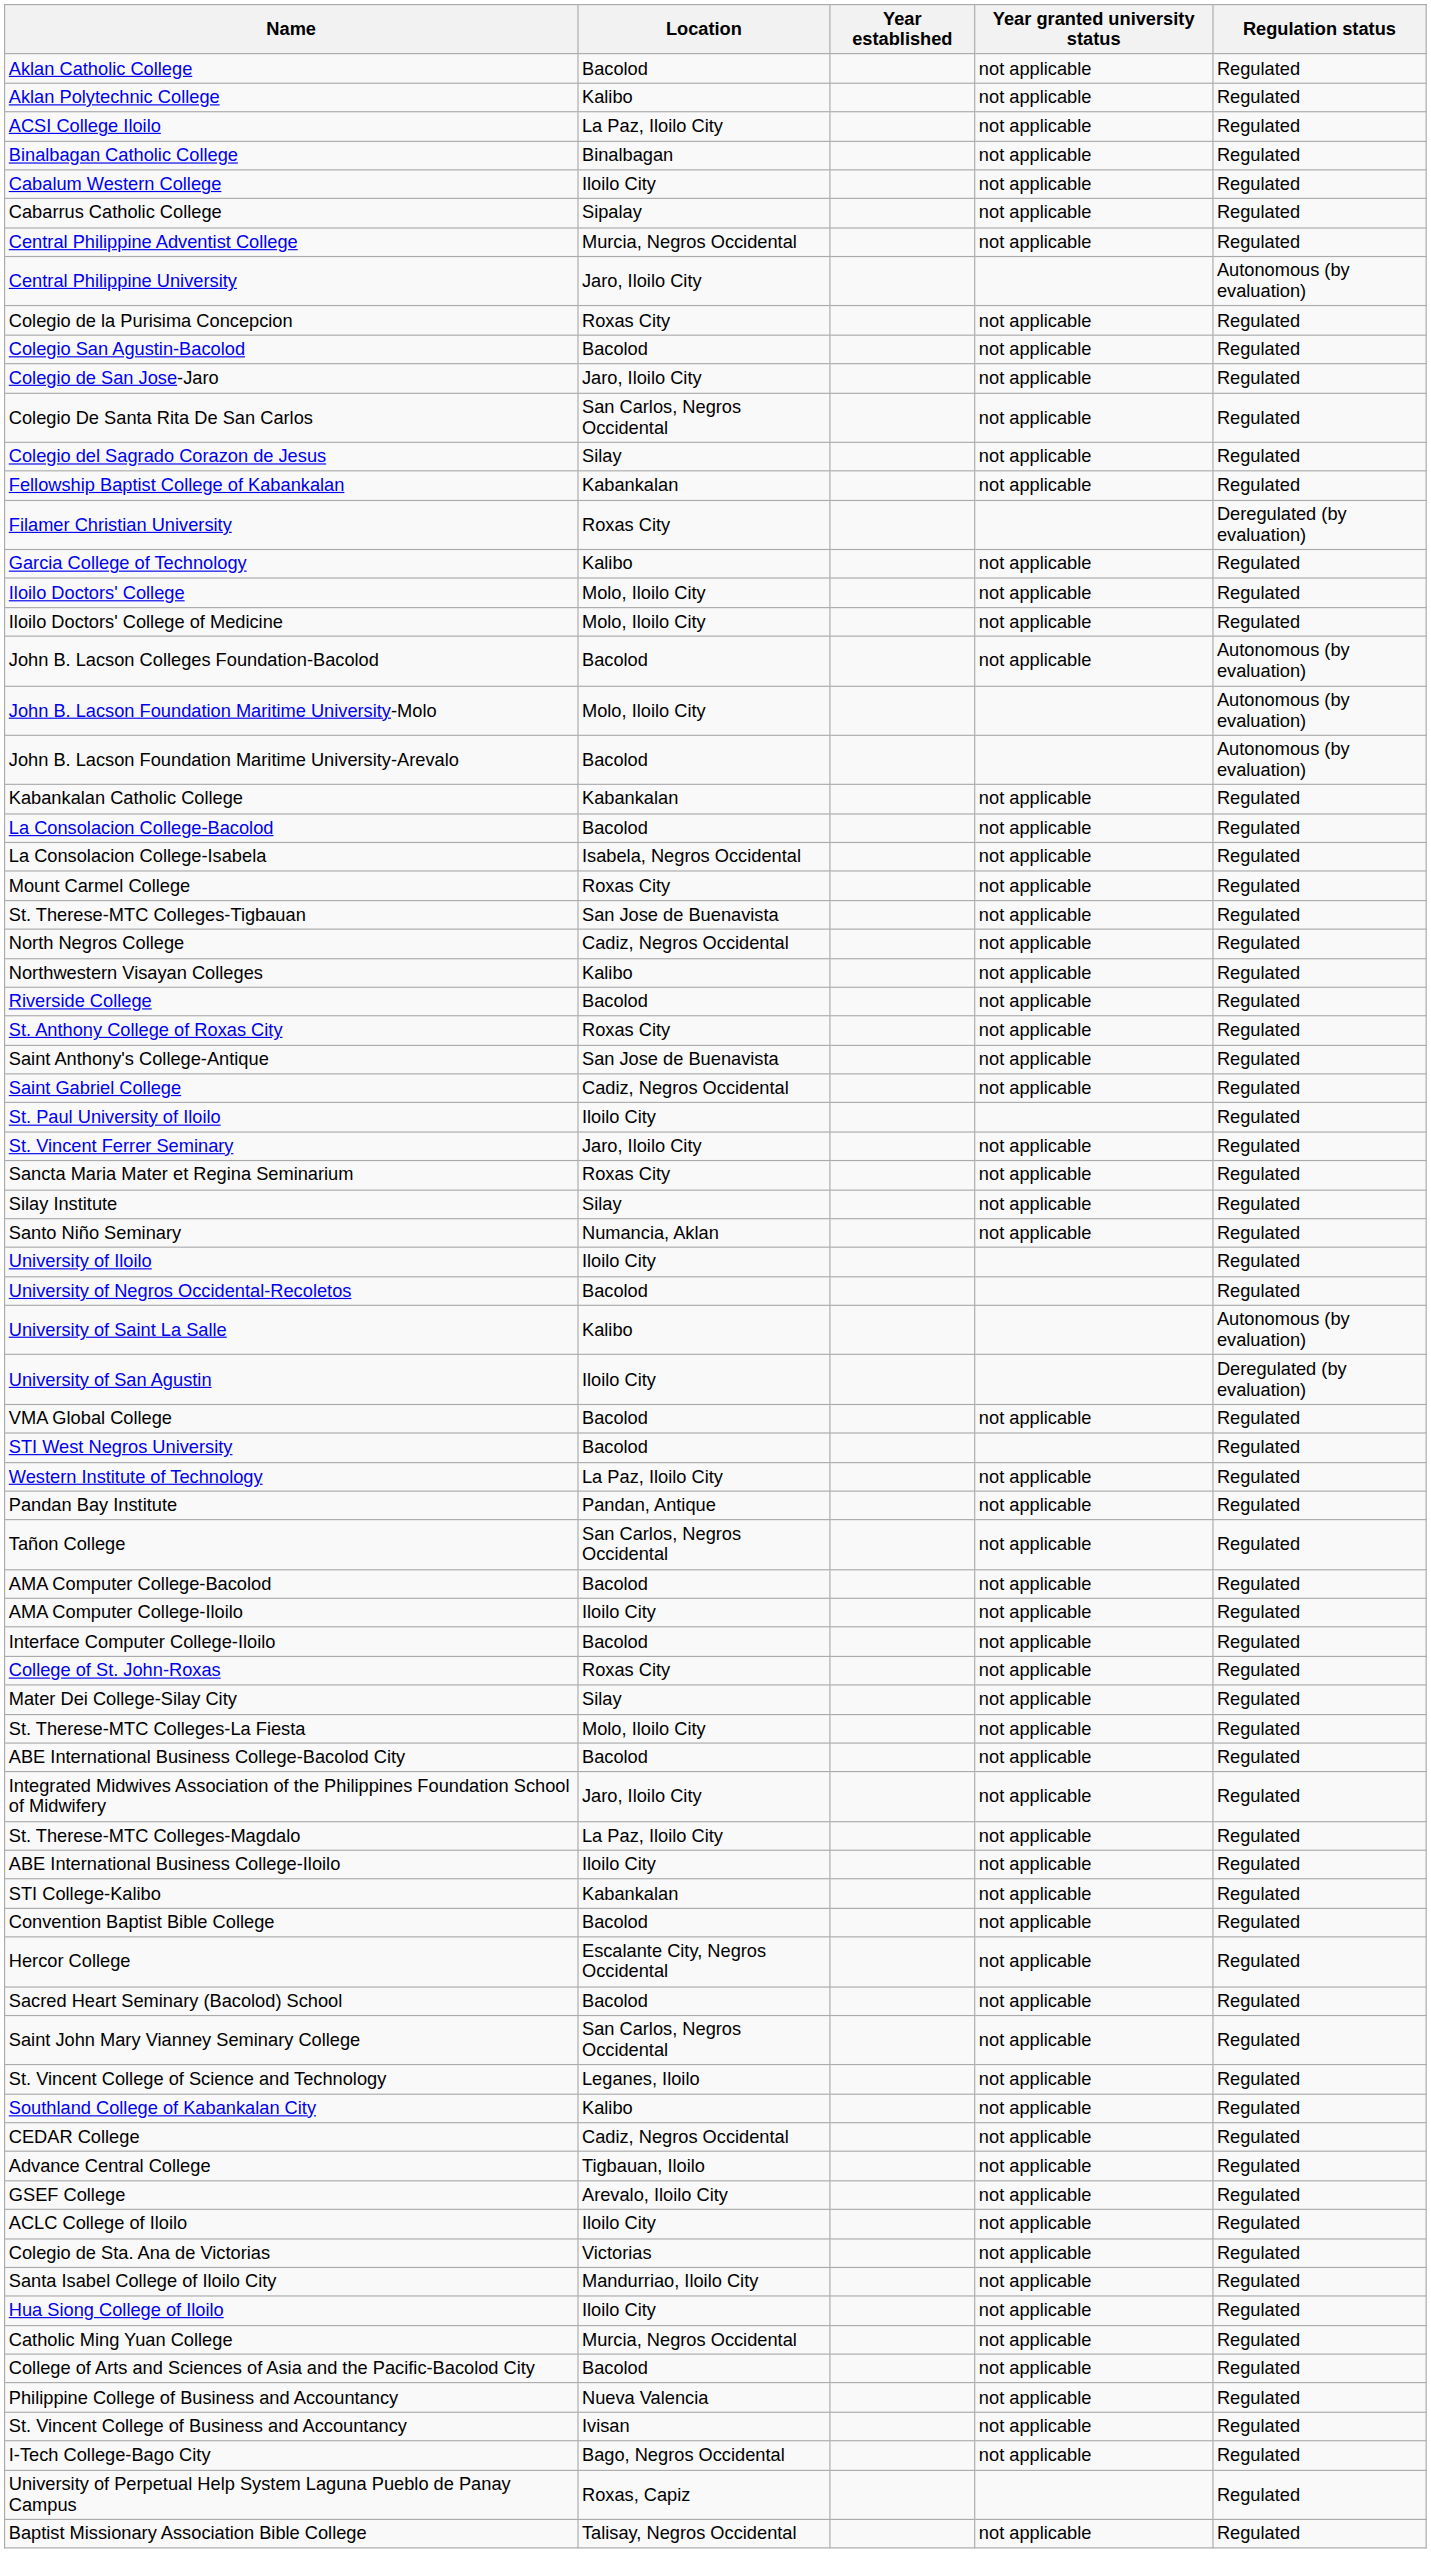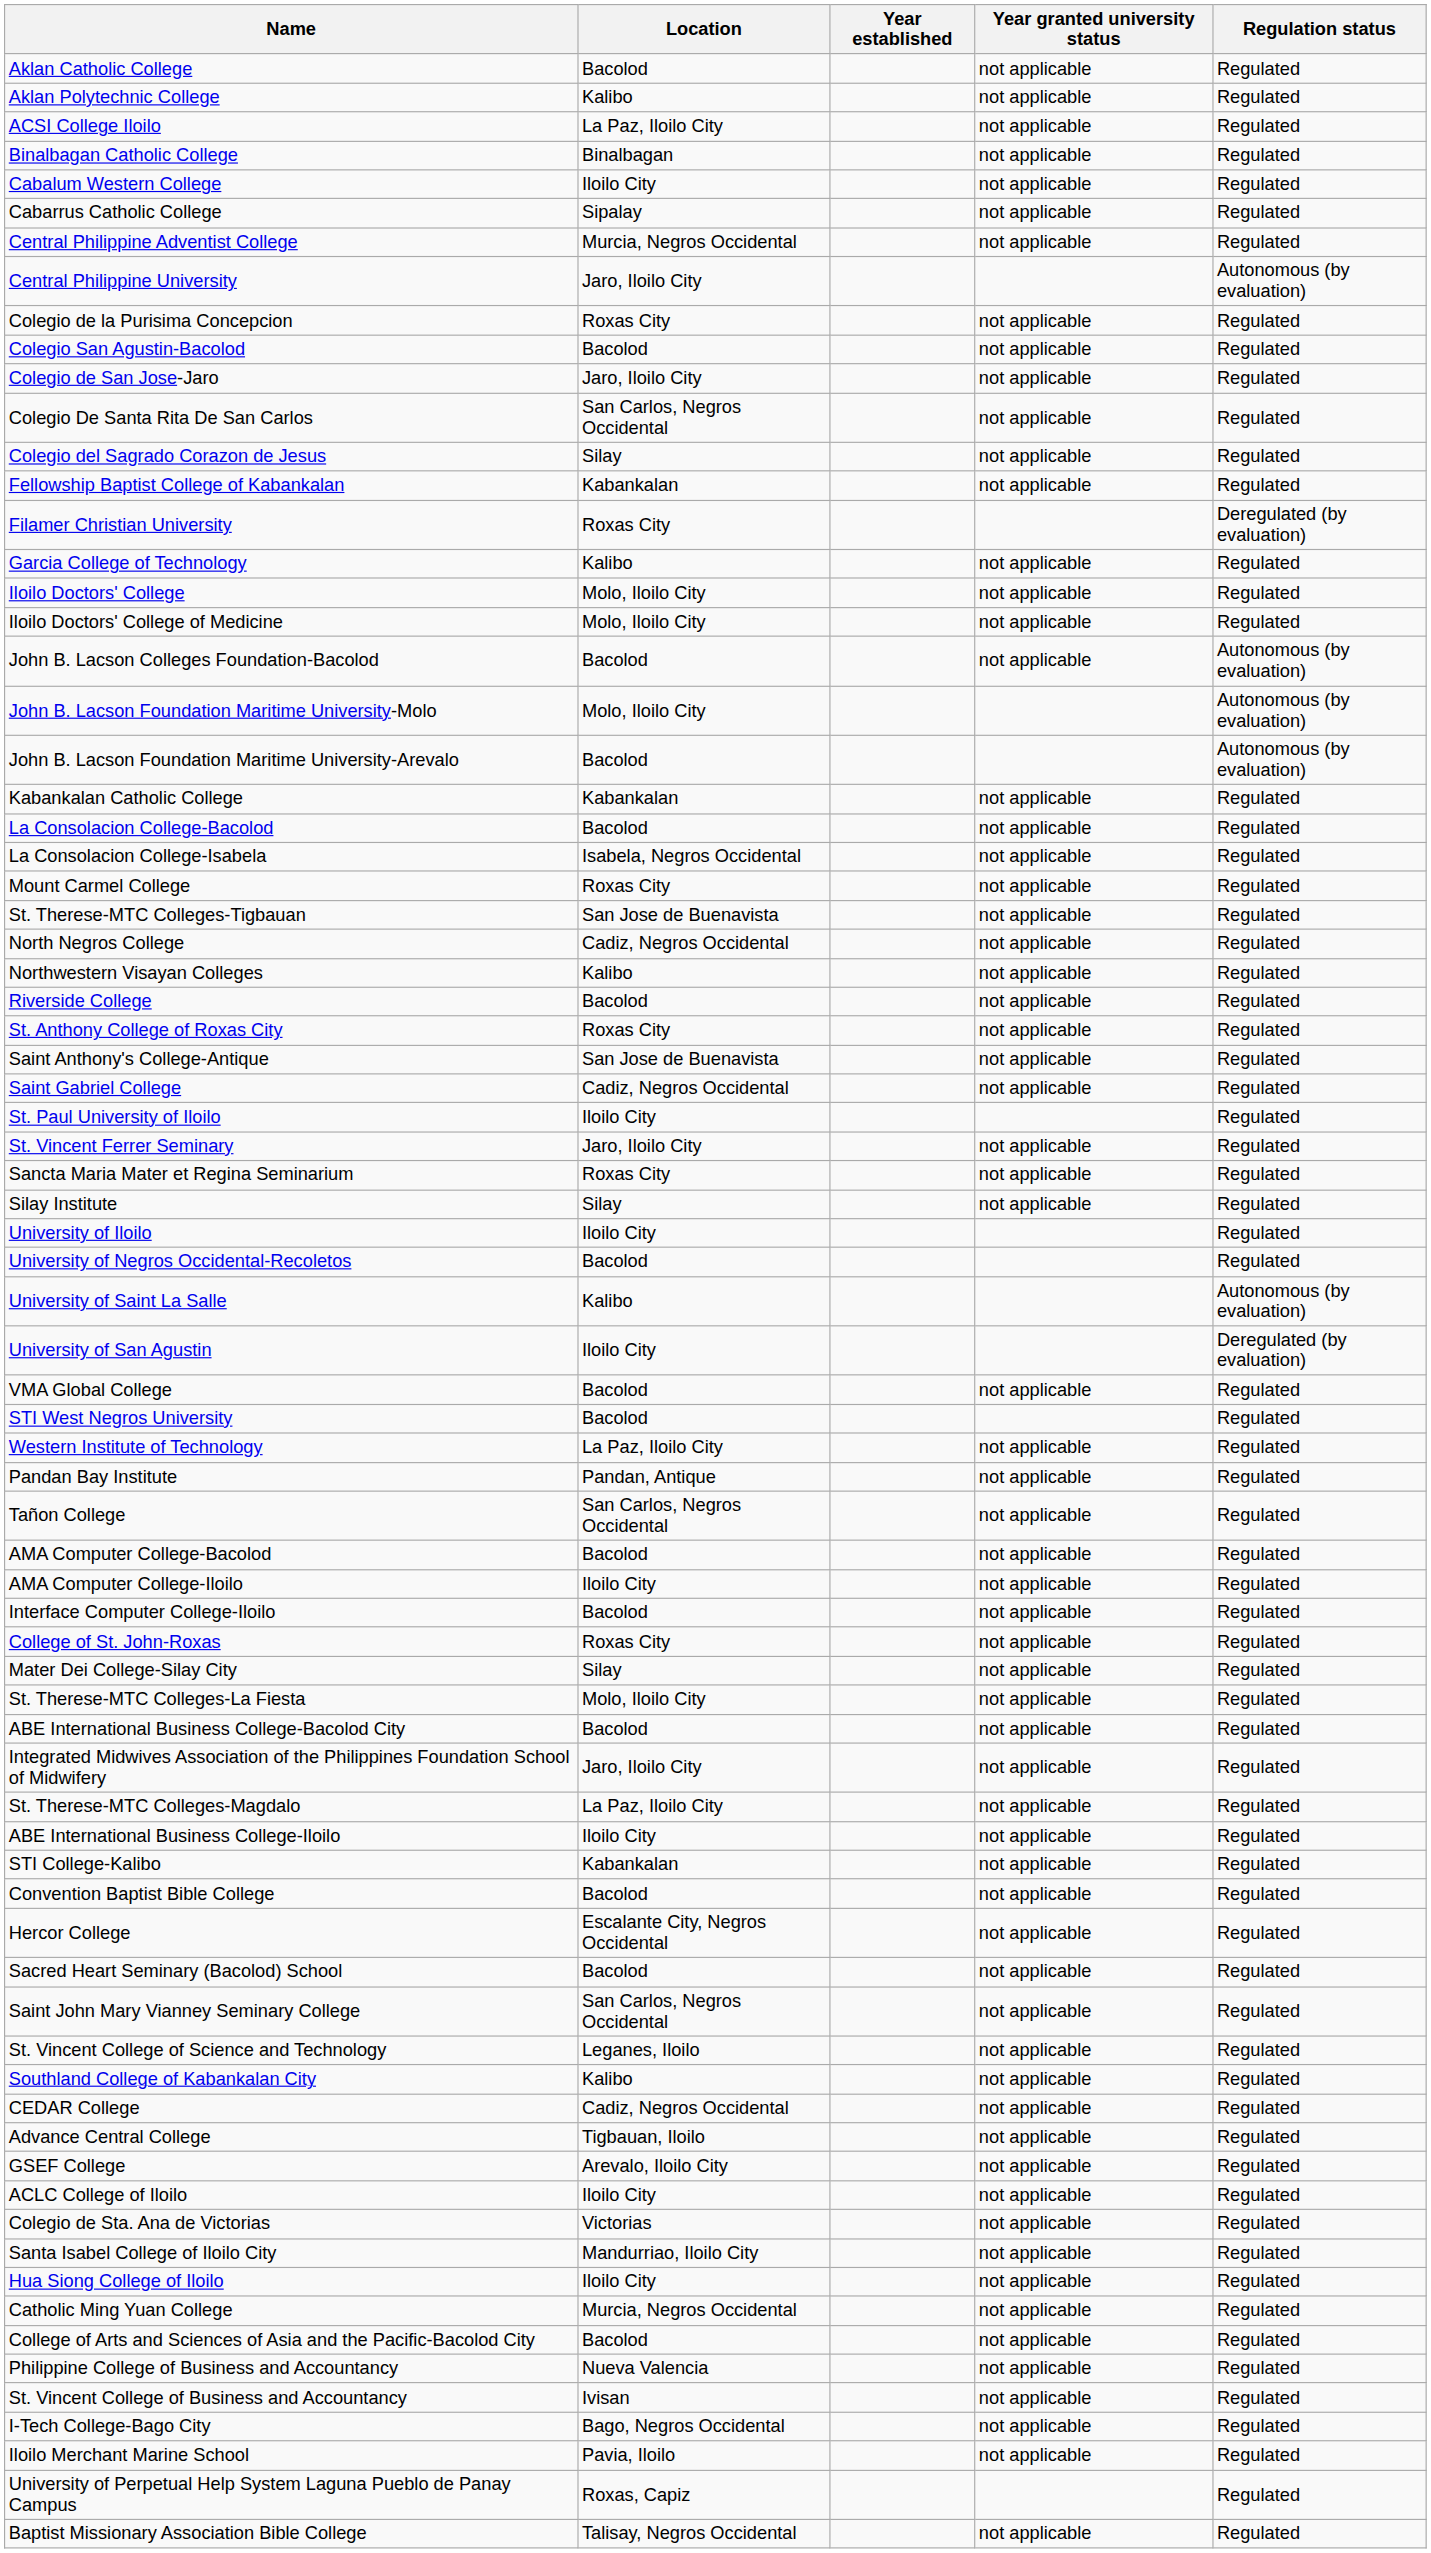- row: (95, 1232)
+ row: (129, 2455)
